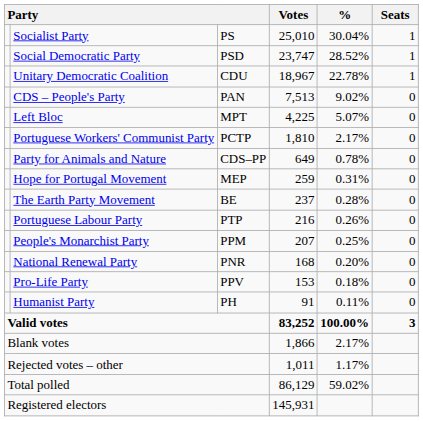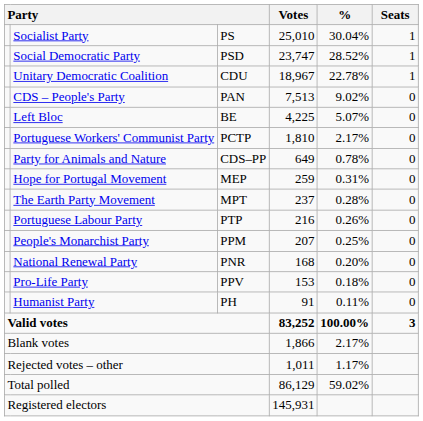(234, 117) MPT -> (228, 117) BE
(228, 199) BE -> (234, 199) MPT
